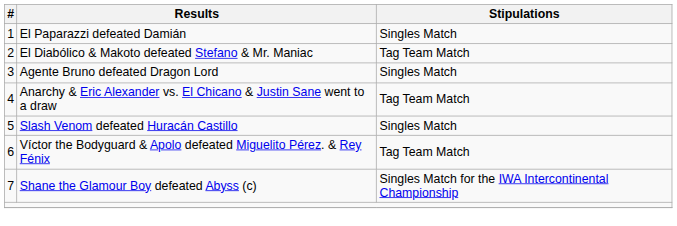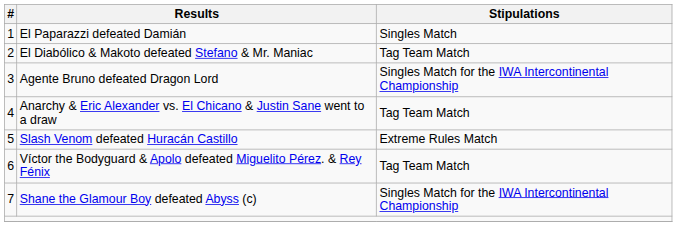(418, 72) Singles Match -> (494, 79) Singles Match for the IWA Intercontinental Championship
(418, 125) Singles Match -> (438, 139) Extreme Rules Match
